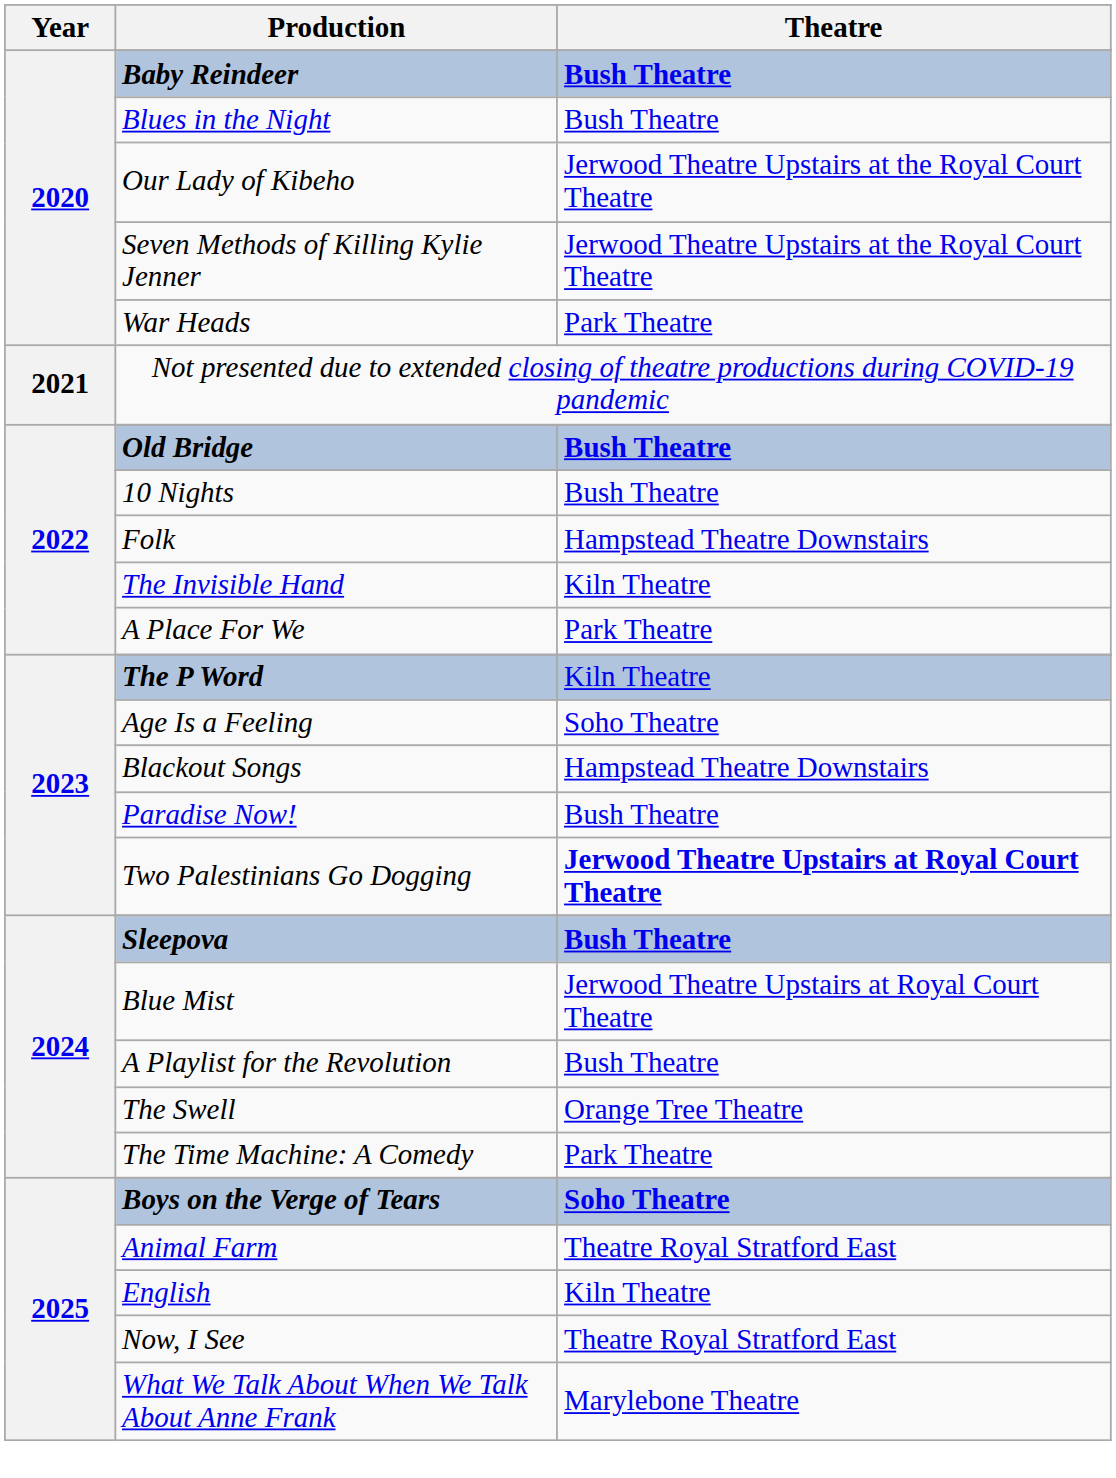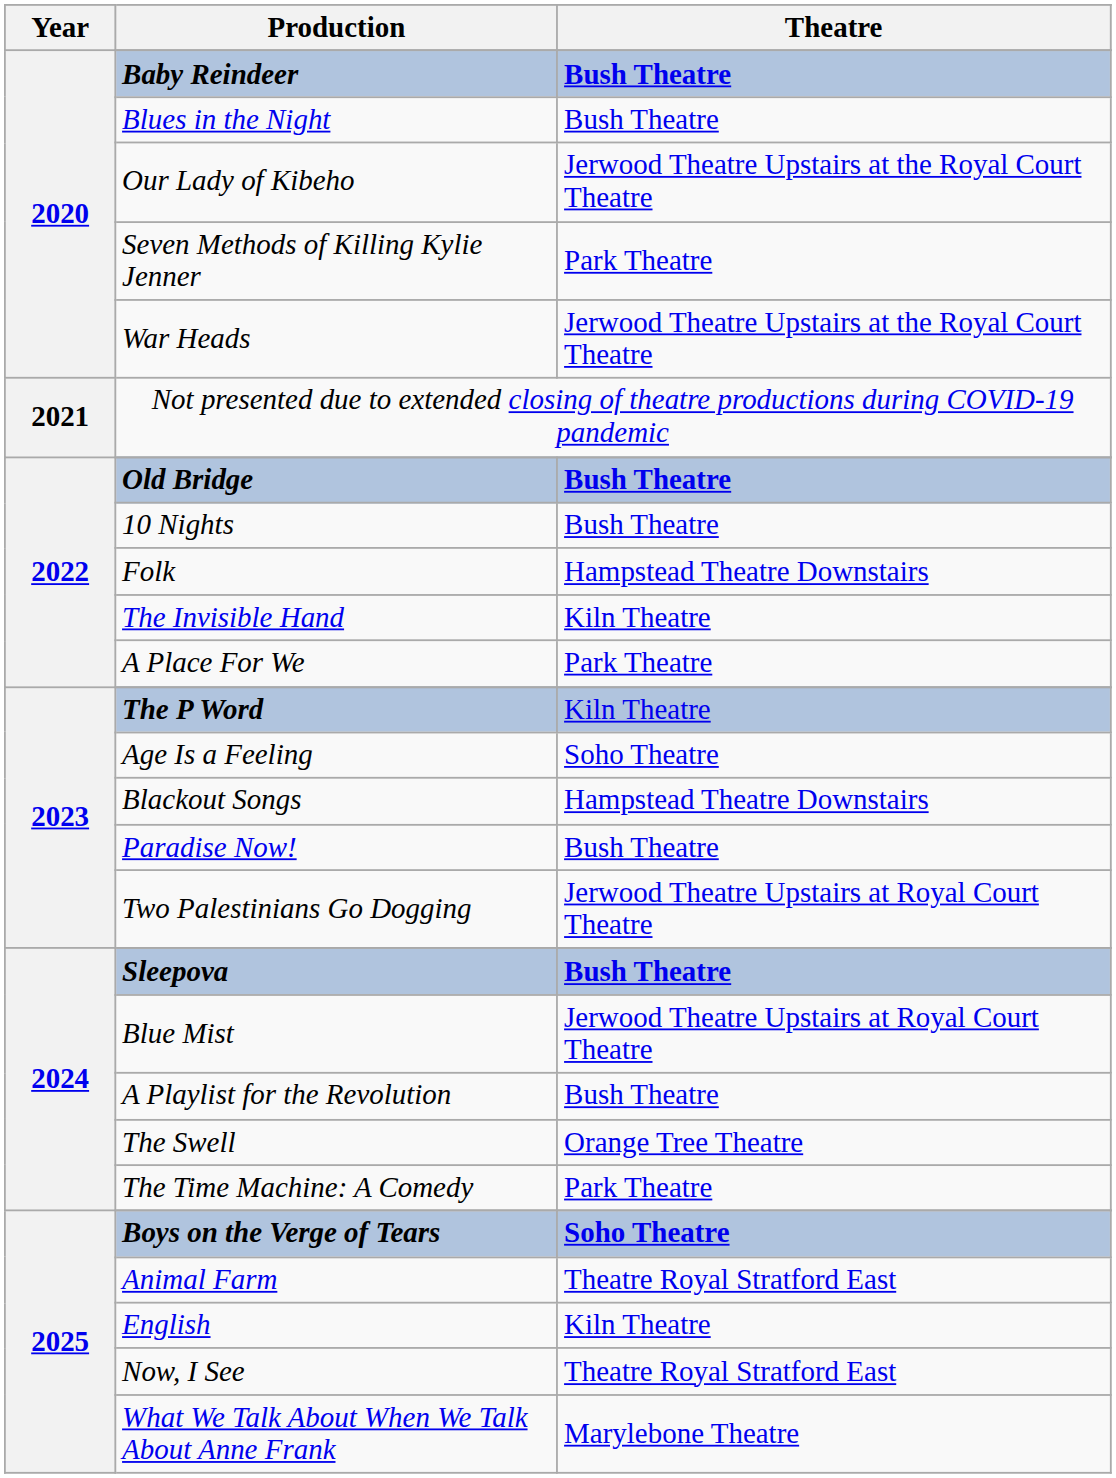(823, 260) Jerwood Theatre Upstairs at the Royal Court Theatre -> (638, 260) Park Theatre
(638, 322) Park Theatre -> (823, 338) Jerwood Theatre Upstairs at the Royal Court Theatre
(821, 876) bold -> (801, 908) normal
